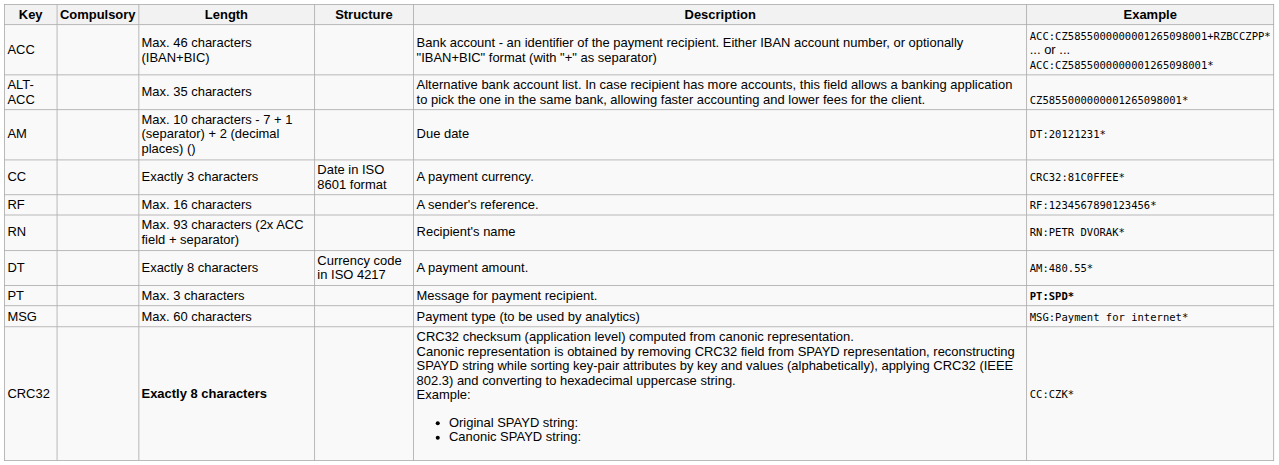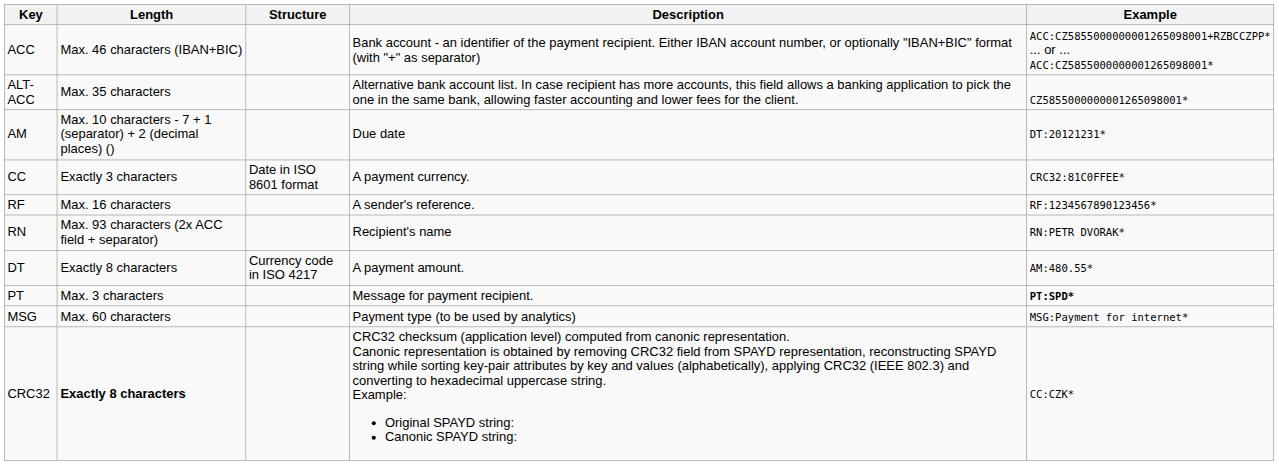- column: (98, 14)
